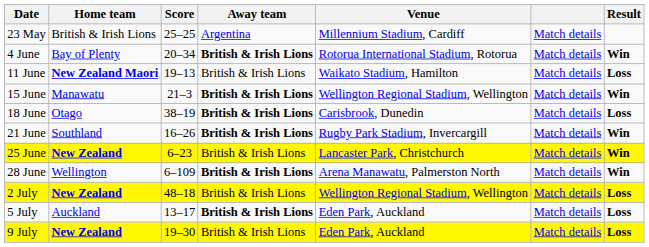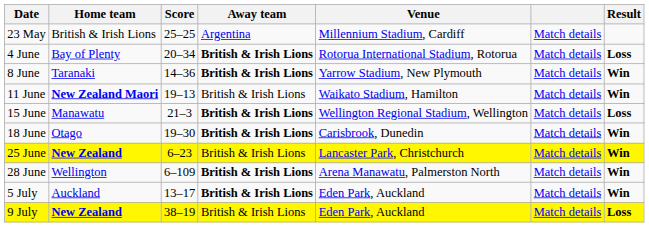(618, 53) Win -> (619, 53) Loss
+ row: (23, 73)
(619, 73) Loss -> (618, 93) Win
(618, 93) Win -> (619, 113) Loss
(180, 113) 38–19 -> (180, 133) 19–30
(619, 113) Loss -> (618, 133) Win
- row: (27, 133)
- row: (22, 192)
(619, 212) Loss -> (618, 192) Win
(180, 232) 19–30 -> (180, 212) 38–19
